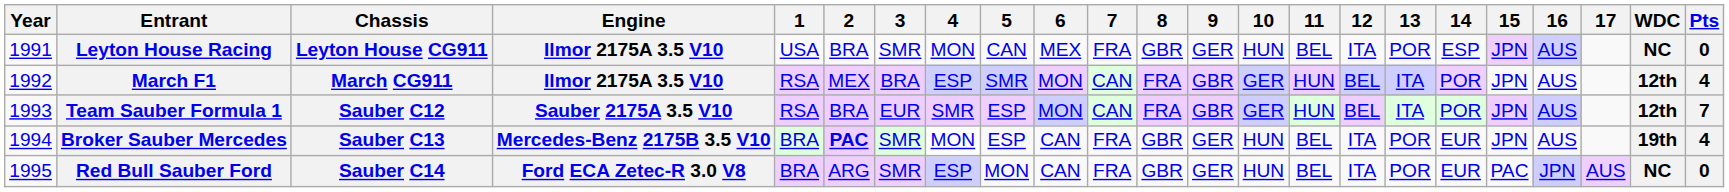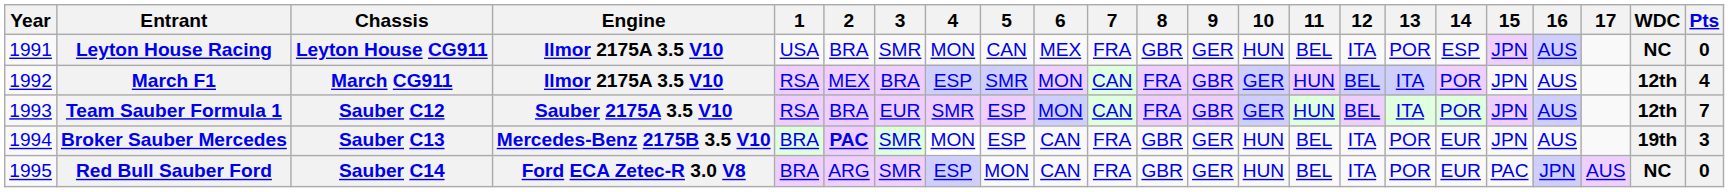(1704, 140) 4 -> (1704, 140) 3
